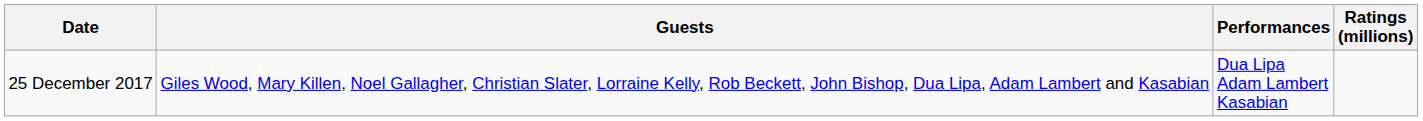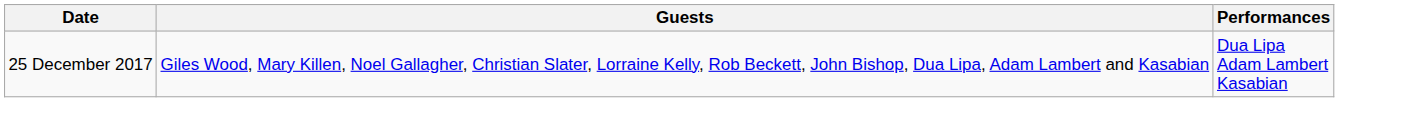- column: (1376, 27)
